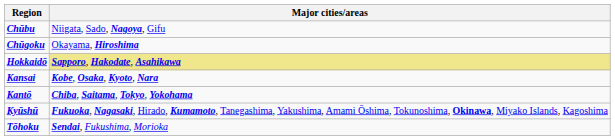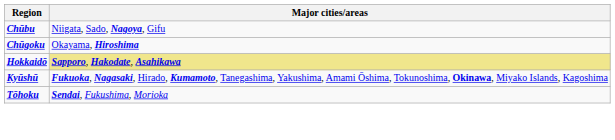- row: (21, 78)
- row: (19, 95)
